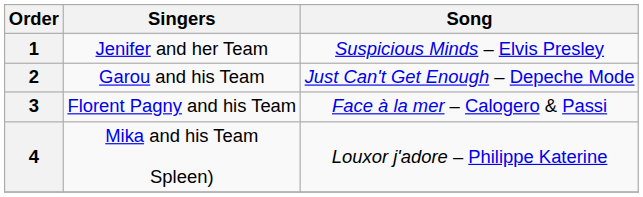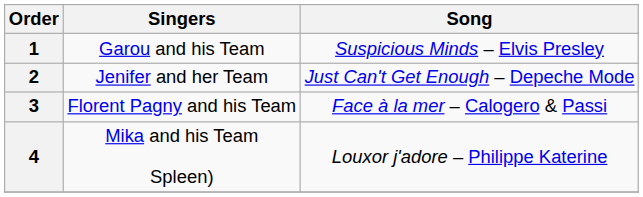(182, 48) Jenifer and her Team -> (182, 48) Garou and his Team
(182, 77) Garou and his Team -> (182, 77) Jenifer and her Team
